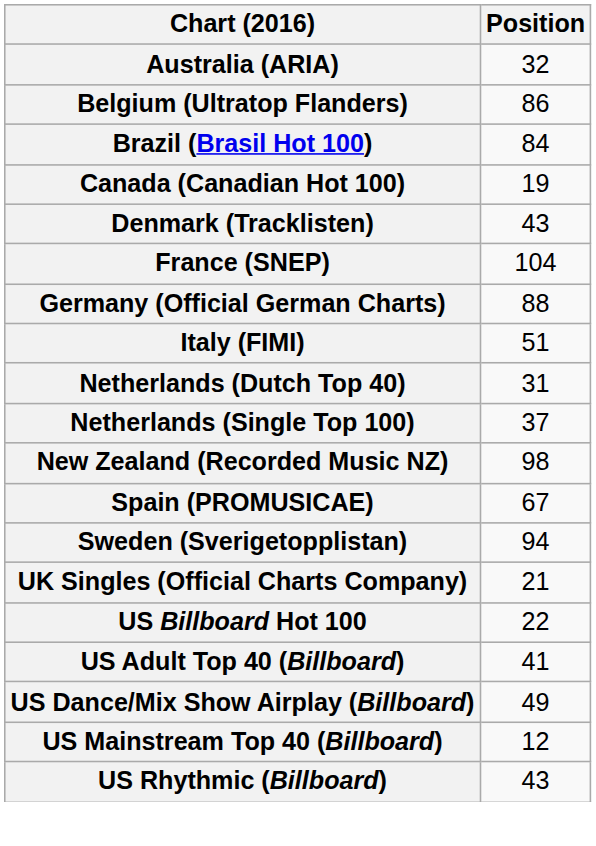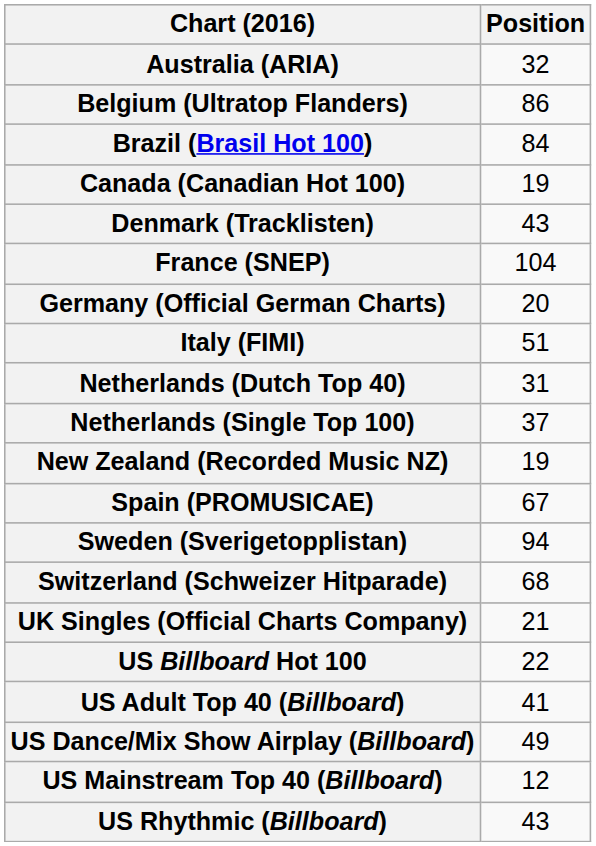(536, 303) 88 -> (536, 303) 20
(536, 462) 98 -> (536, 462) 19
+ row: (243, 582)
